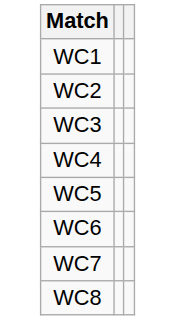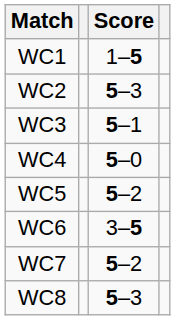+ column: (124, 21)
